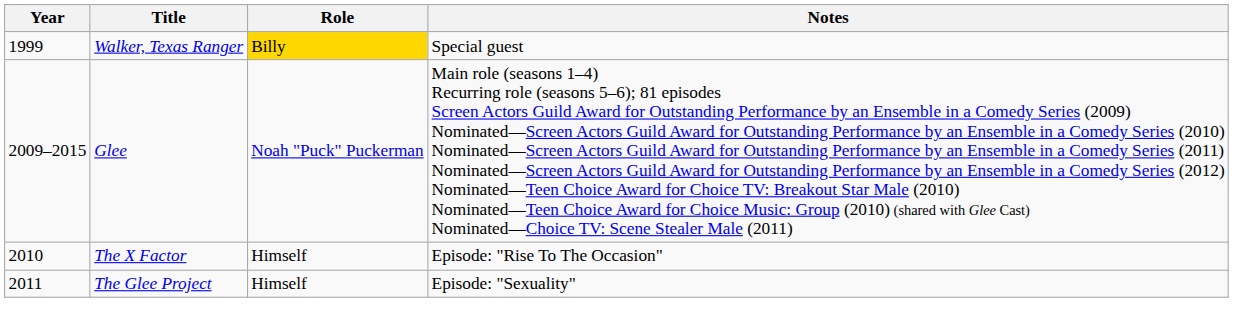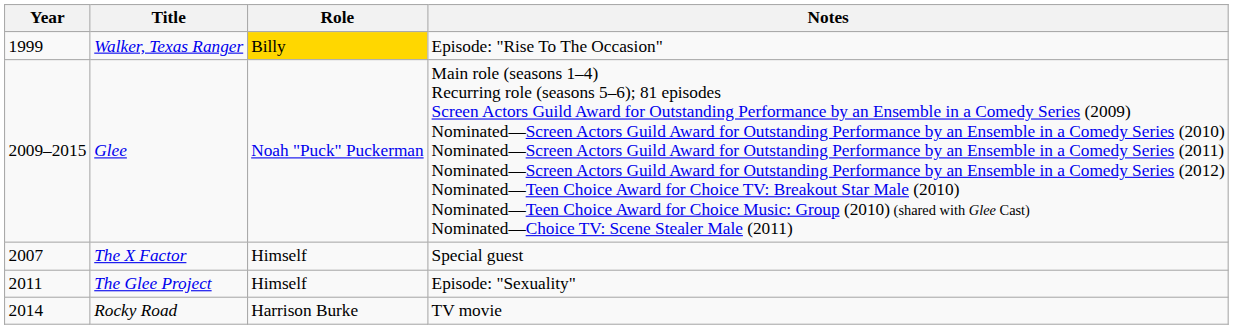(477, 45) Special guest -> (547, 45) Episode: "Rise To The Occasion"
(26, 255) 2010 -> (26, 255) 2007
(547, 255) Episode: "Rise To The Occasion" -> (477, 255) Special guest
+ row: (136, 310)
